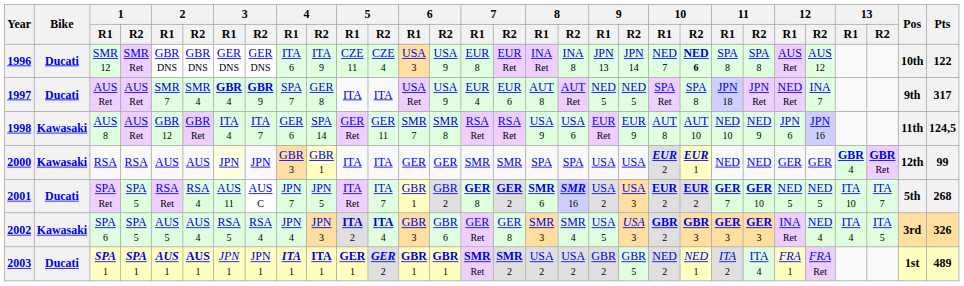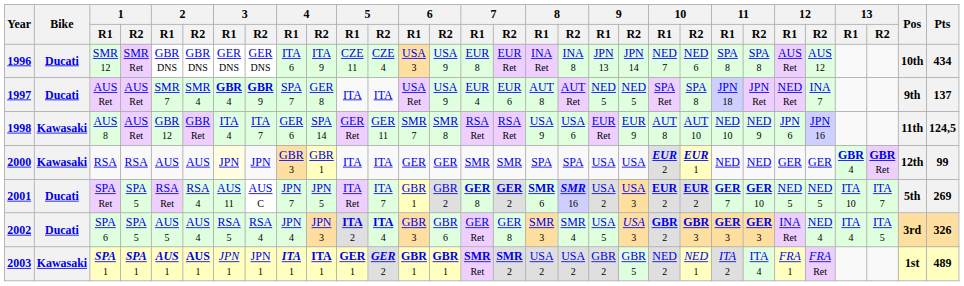(696, 61) bold -> (696, 61) normal
(943, 61) 122 -> (943, 61) 434
(943, 95) 317 -> (943, 95) 137
(943, 196) 268 -> (943, 196) 269
(62, 230) Kawasaki -> (62, 230) Ducati
(62, 264) Ducati -> (62, 264) Kawasaki
